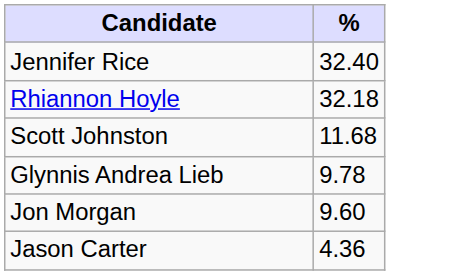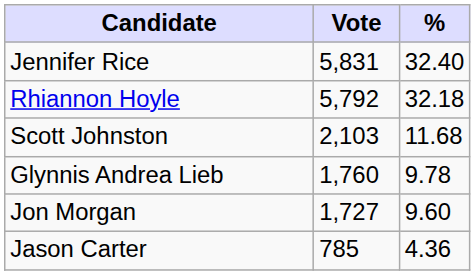+ column: (356, 23)
